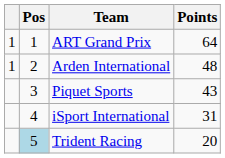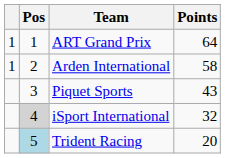(210, 66) 48 -> (210, 66) 58
(34, 116) no background -> (34, 116) lightgrey background
(210, 116) 31 -> (210, 116) 32
